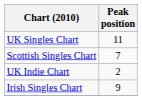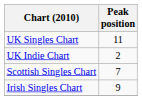rows swapped: (51, 55) <-> (38, 71)
